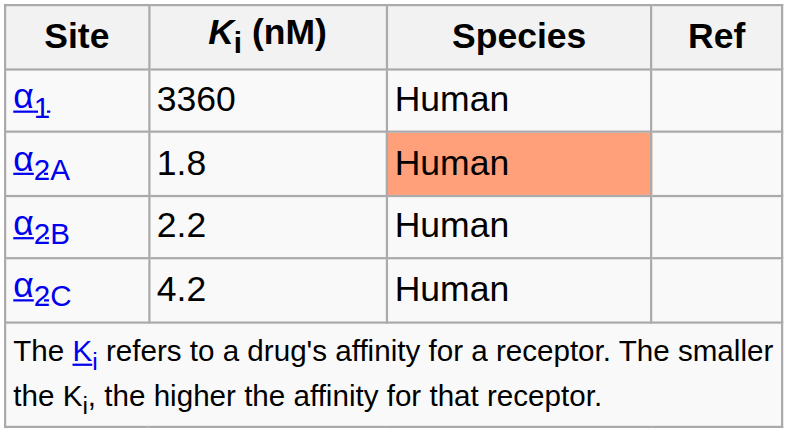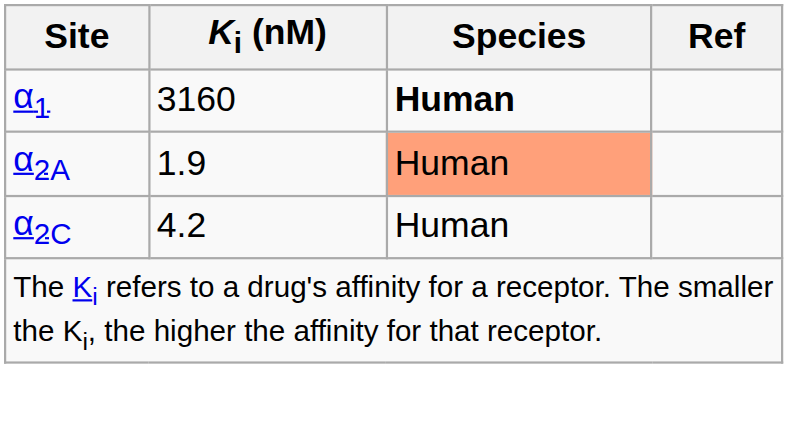(196, 99) 3360 -> (196, 99) 3160
(452, 99) normal -> (455, 99) bold
(182, 163) 1.8 -> (182, 163) 1.9
- row: (42, 227)
